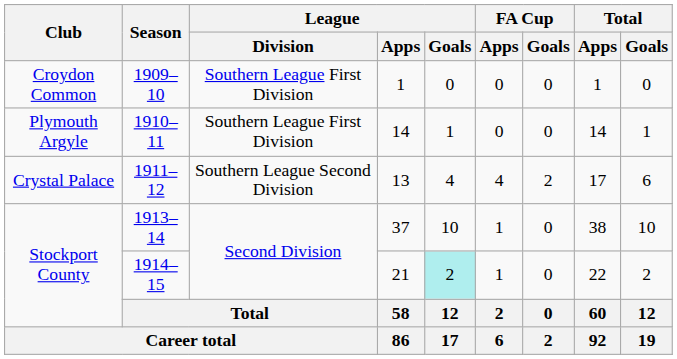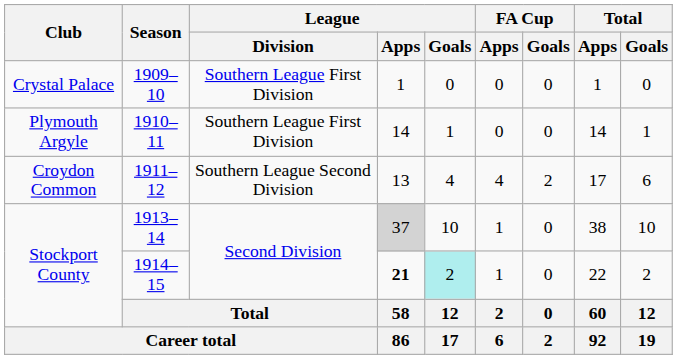(64, 84) Croydon Common -> (64, 84) Crystal Palace
(64, 179) Crystal Palace -> (64, 179) Croydon Common
(401, 227) no background -> (401, 227) lightgrey background
(401, 275) normal -> (401, 275) bold
